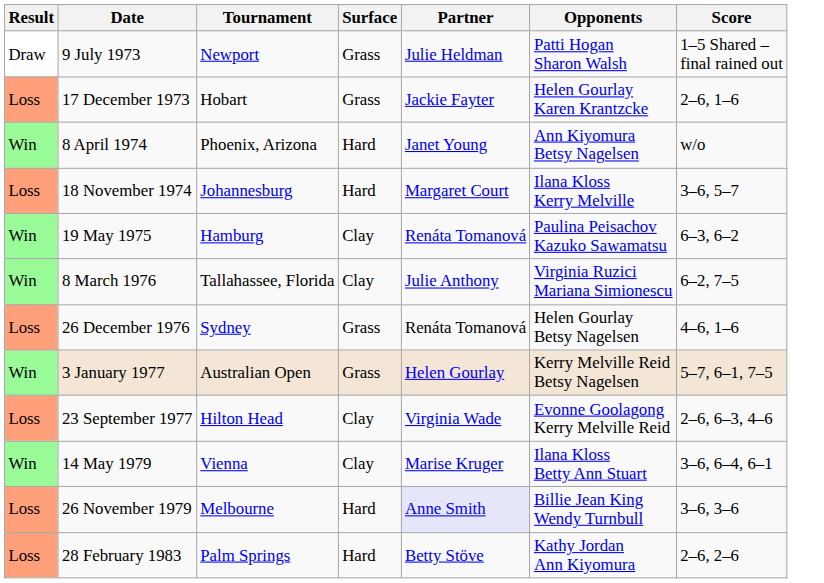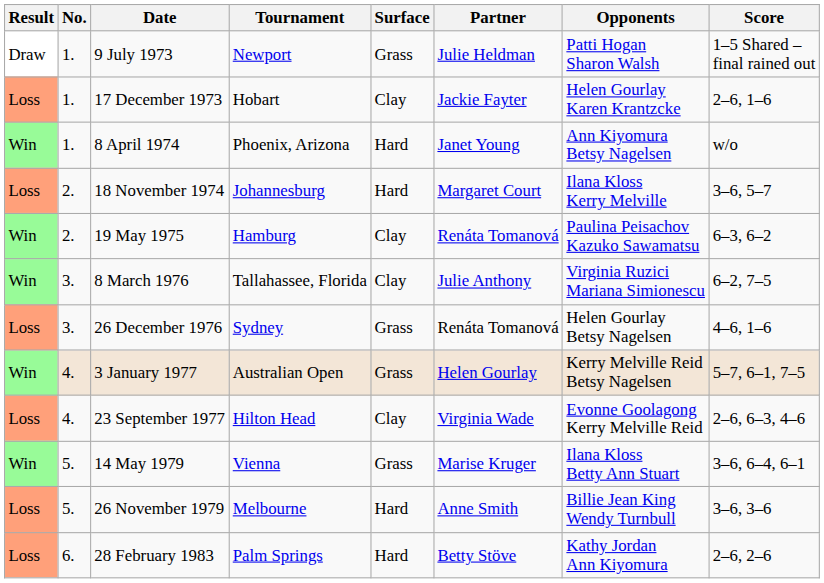+ column: (74, 17)
(361, 99) Grass -> (390, 99) Clay
(358, 463) Clay -> (394, 463) Grass
(445, 509) lavender background -> (478, 509) no background
